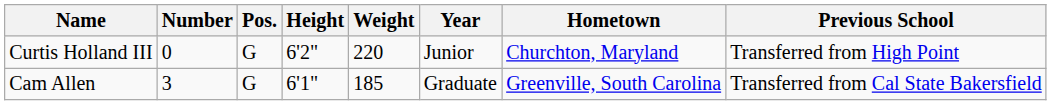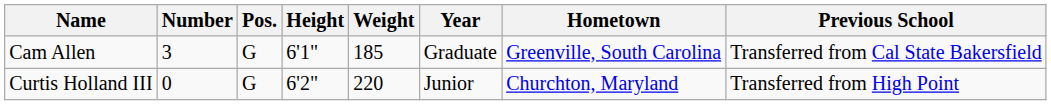rows swapped: (81, 52) <-> (52, 83)
